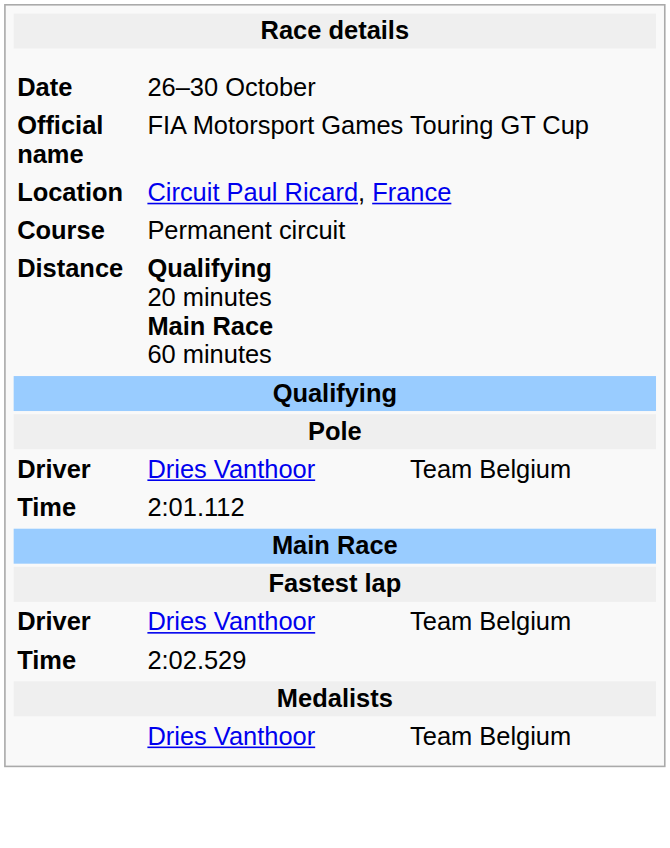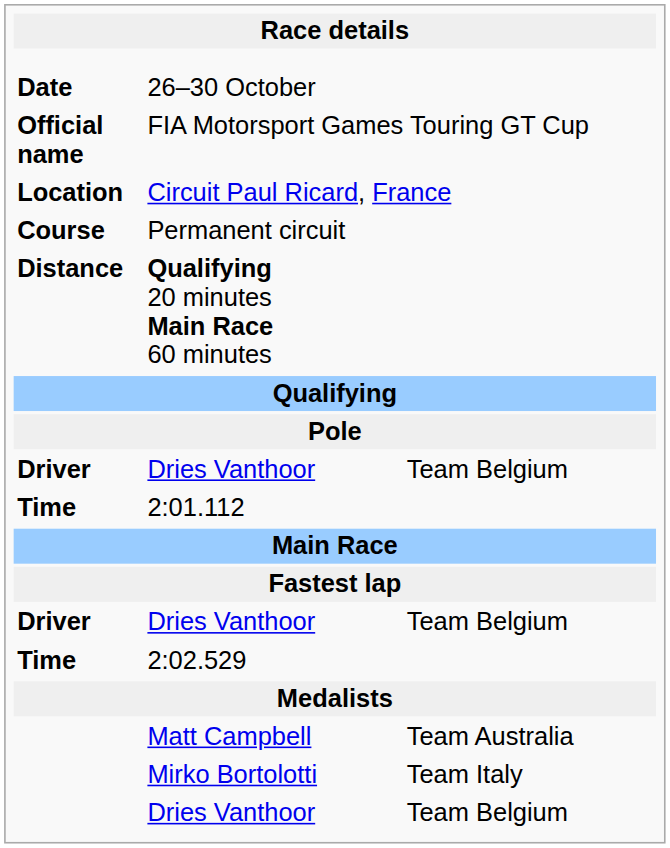+ row: (77, 737)
+ row: (77, 775)
